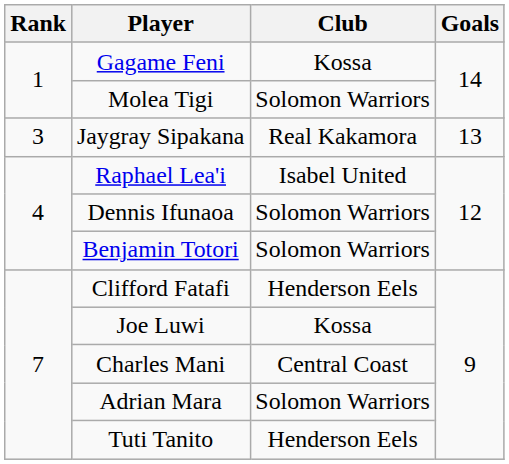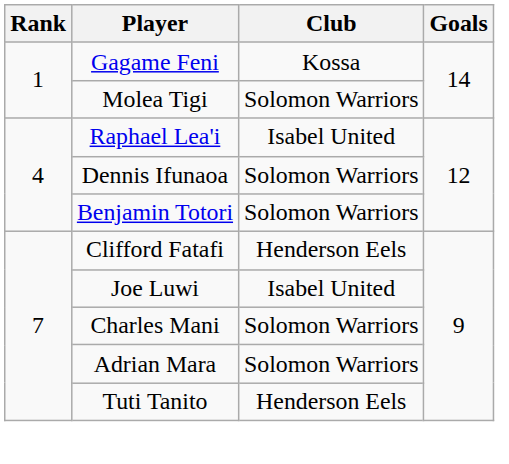- row: (161, 136)
(343, 325) Kossa -> (331, 288) Isabel United
(343, 363) Central Coast -> (331, 325) Solomon Warriors
